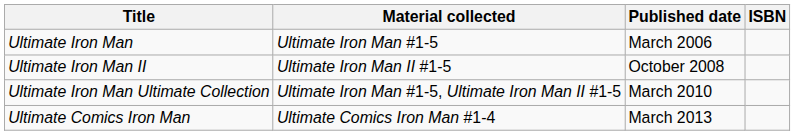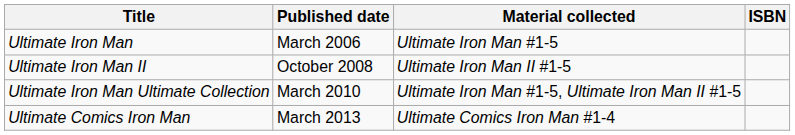columns swapped: (449, 17) <-> (685, 17)
